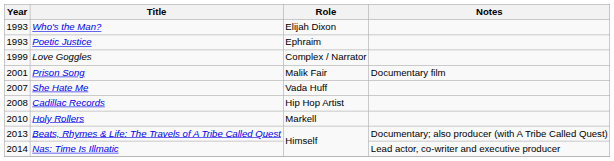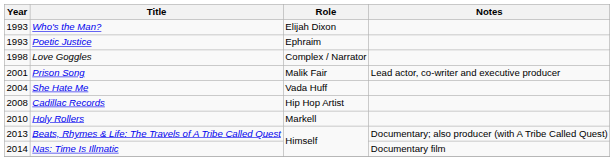(17, 57) 1999 -> (17, 57) 1998
(408, 73) Documentary film -> (466, 73) Lead actor, co-writer and executive producer
(17, 88) 2007 -> (17, 88) 2004
(466, 149) Lead actor, co-writer and executive producer -> (408, 149) Documentary film
